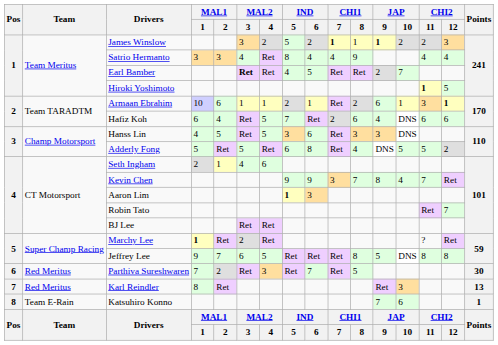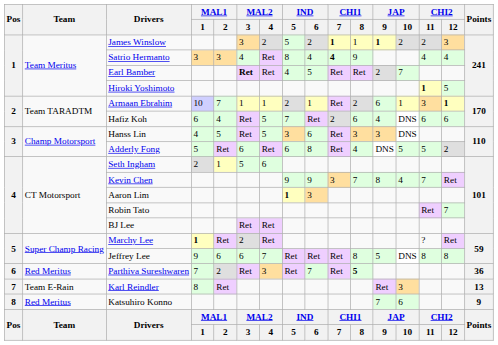(332, 57) normal -> (332, 57) bold
(219, 103) 6 -> (219, 103) 7
(241, 149) 5 -> (241, 149) 6
(241, 164) 4 -> (241, 164) 5
(219, 255) 7 -> (219, 255) 6
(264, 255) 5 -> (264, 255) 7
(355, 271) normal -> (355, 271) bold
(479, 271) 30 -> (479, 271) 36
(48, 286) Red Meritus -> (49, 286) Team E-Rain
(49, 301) Team E-Rain -> (48, 301) Red Meritus
(479, 301) 1 -> (479, 301) 9
